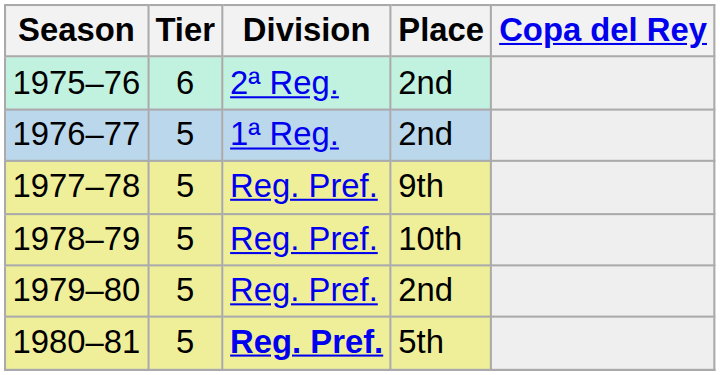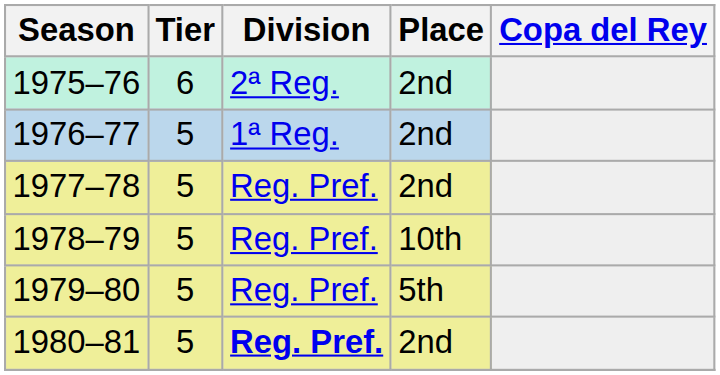(421, 186) 9th -> (426, 186) 2nd
(426, 290) 2nd -> (421, 290) 5th
(421, 342) 5th -> (426, 342) 2nd
